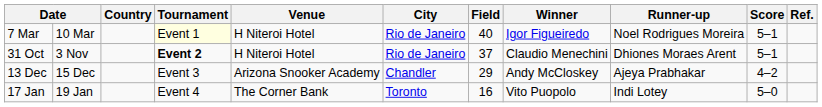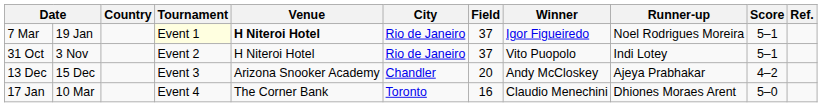(75, 33) 10 Mar -> (74, 33) 19 Jan
(274, 33) normal -> (277, 33) bold
(486, 33) 40 -> (486, 33) 37
(180, 53) bold -> (178, 53) normal
(557, 53) Claudio Menechini -> (541, 53) Vito Puopolo
(675, 53) Dhiones Moraes Arent -> (640, 53) Indi Lotey
(486, 72) 29 -> (486, 72) 20
(74, 92) 19 Jan -> (75, 92) 10 Mar
(541, 92) Vito Puopolo -> (557, 92) Claudio Menechini
(640, 92) Indi Lotey -> (675, 92) Dhiones Moraes Arent
